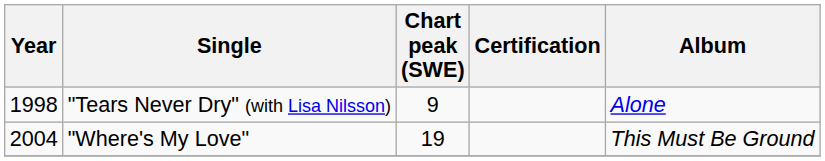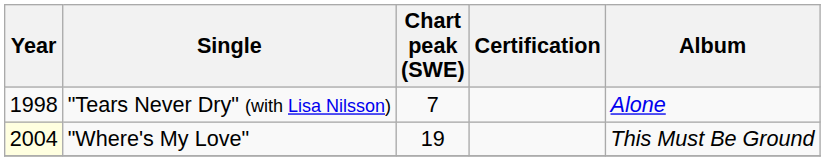(433, 104) 9 -> (433, 104) 7
(34, 138) no background -> (34, 138) lightyellow background
